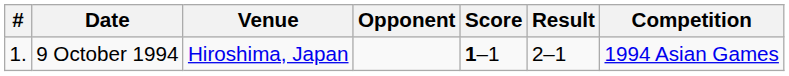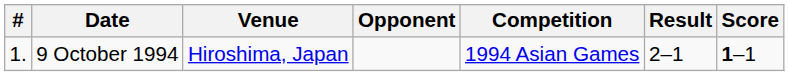columns swapped: (494, 20) <-> (692, 20)
